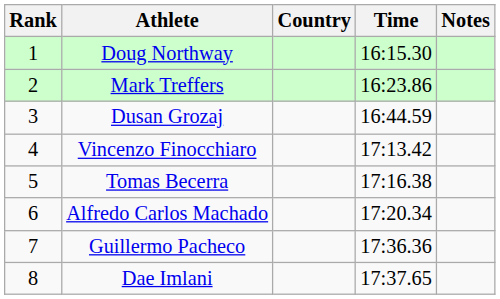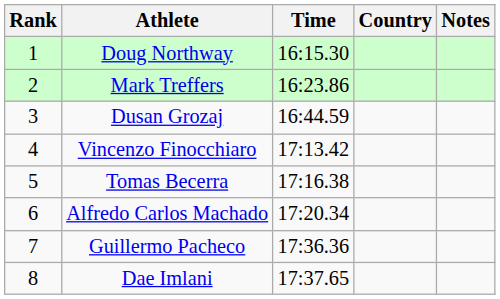columns swapped: (314, 20) <-> (396, 20)
